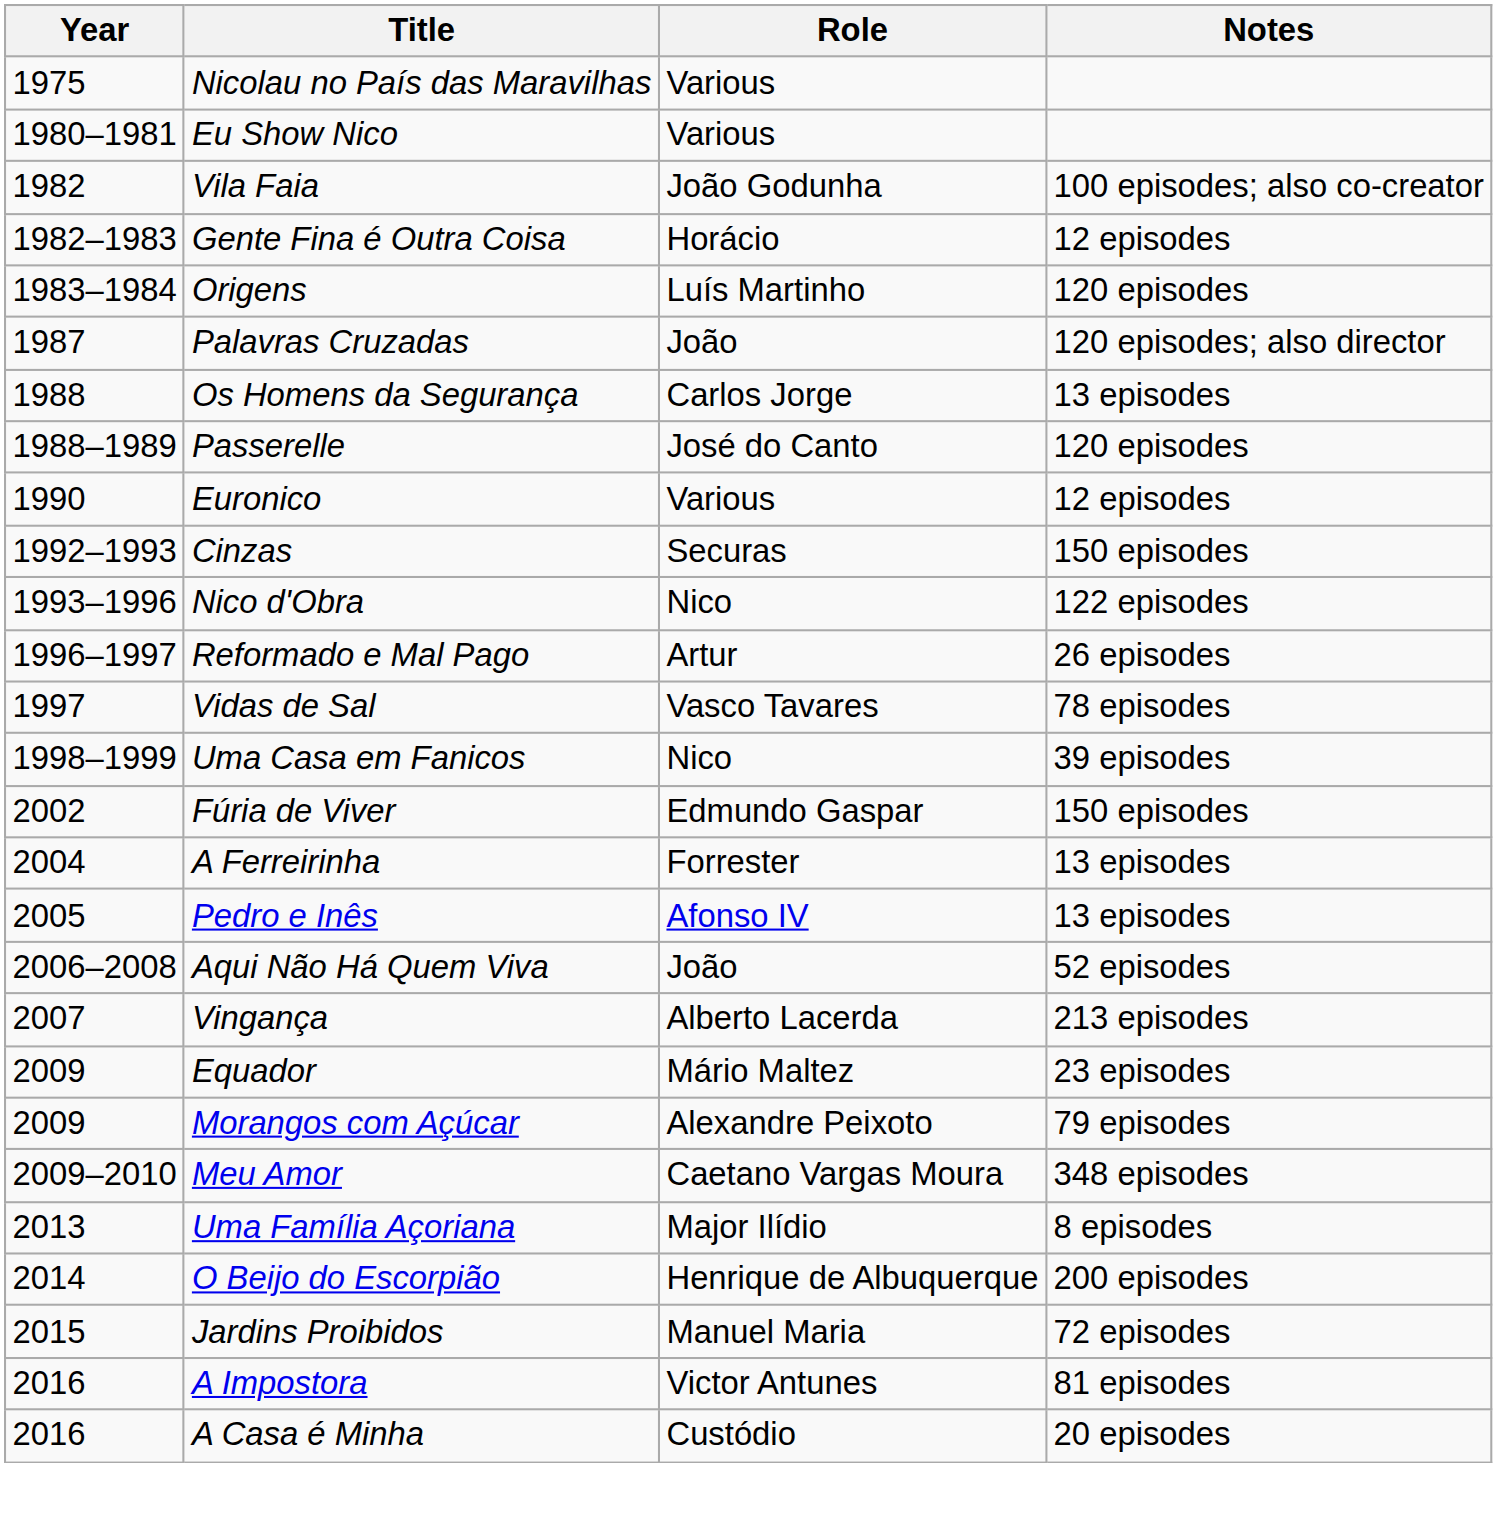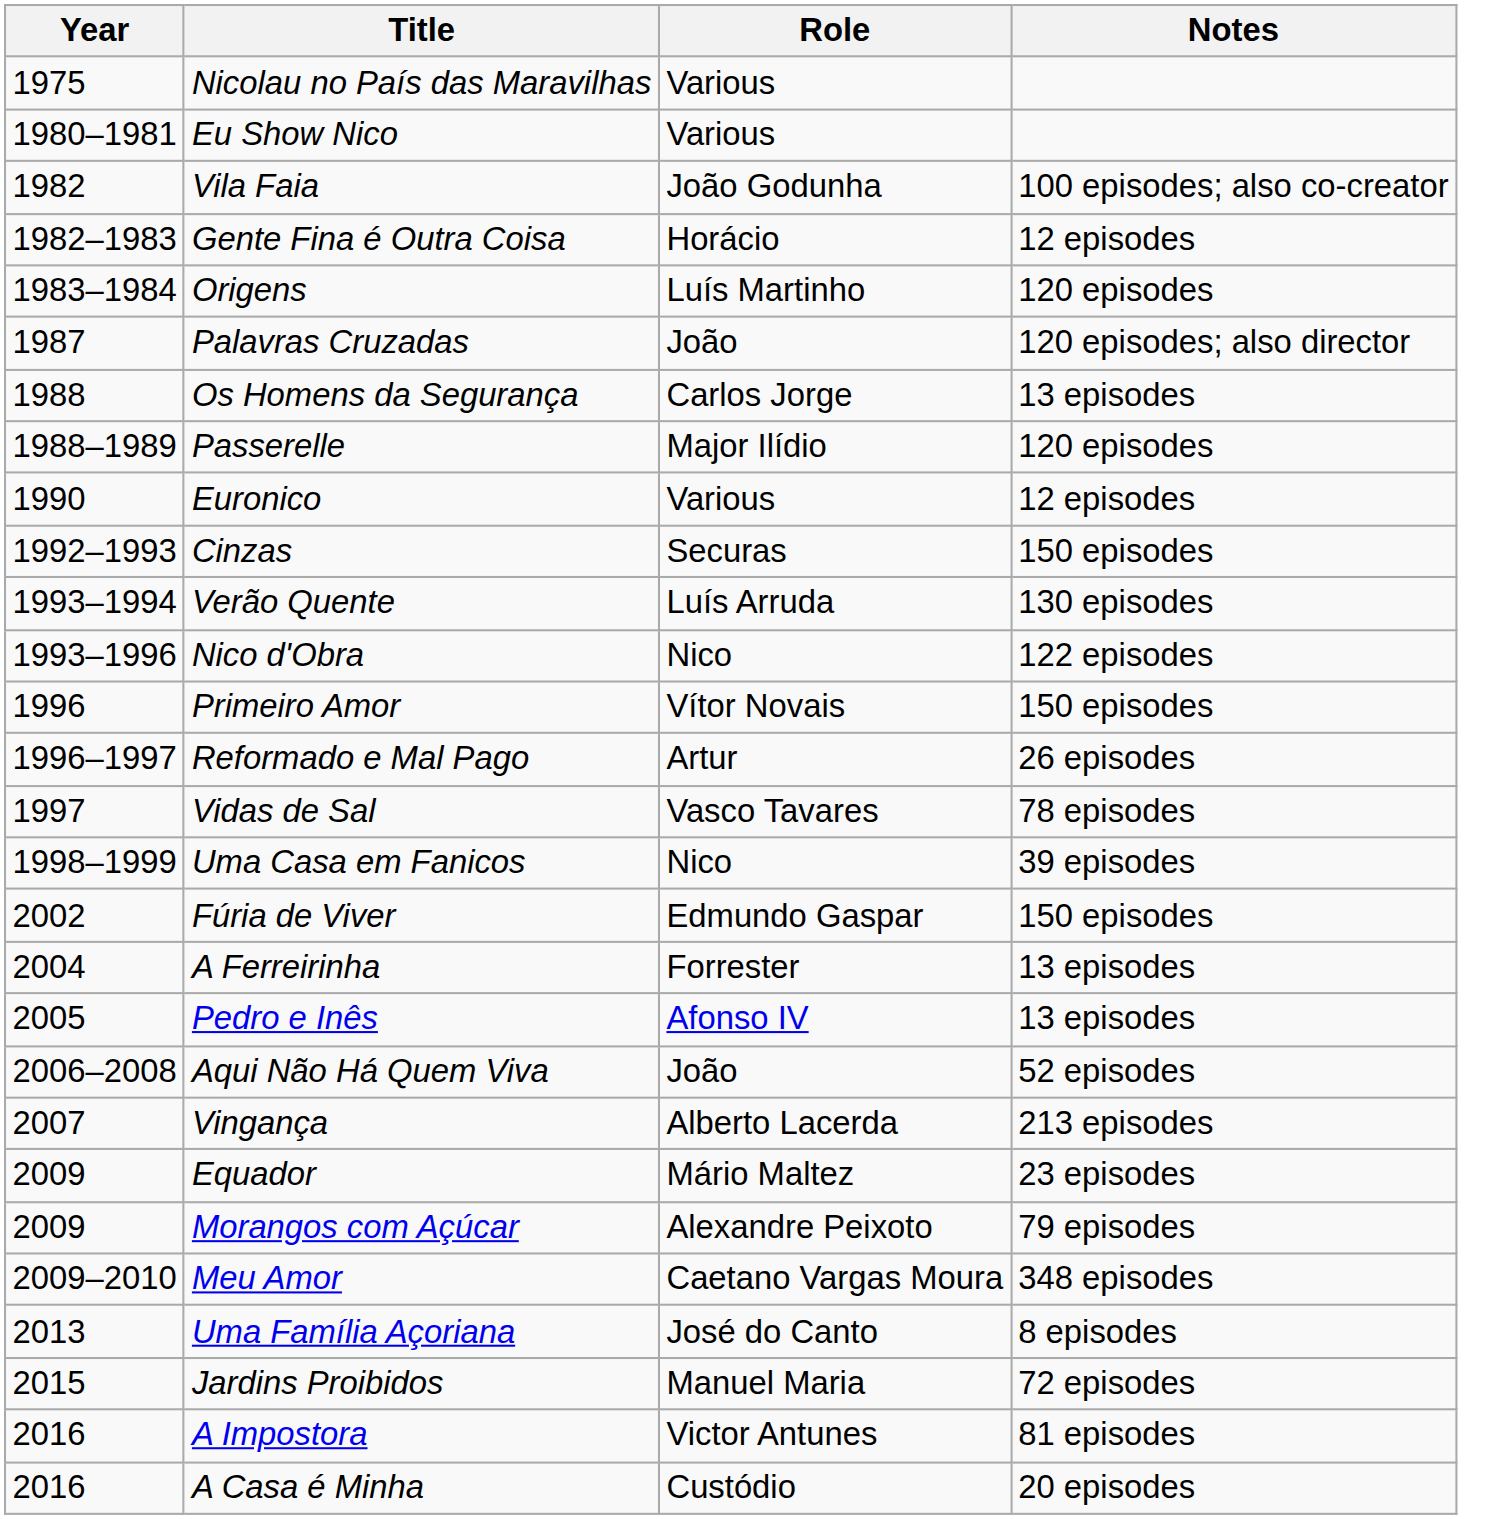(772, 446) José do Canto -> (747, 446) Major Ilídio
+ row: (293, 602)
+ row: (296, 706)
(747, 1226) Major Ilídio -> (772, 1330) José do Canto
- row: (346, 1278)
